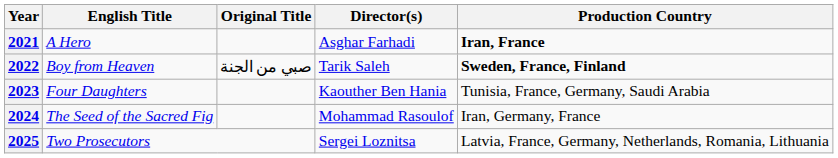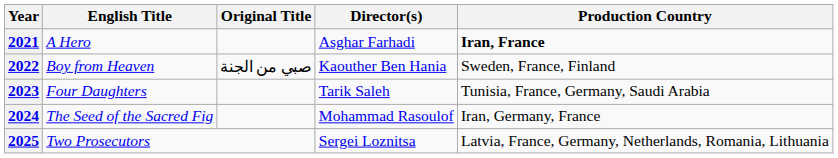(354, 66) Tarik Saleh -> (383, 66) Kaouther Ben Hania
(543, 66) bold -> (538, 66) normal
(383, 91) Kaouther Ben Hania -> (354, 91) Tarik Saleh
